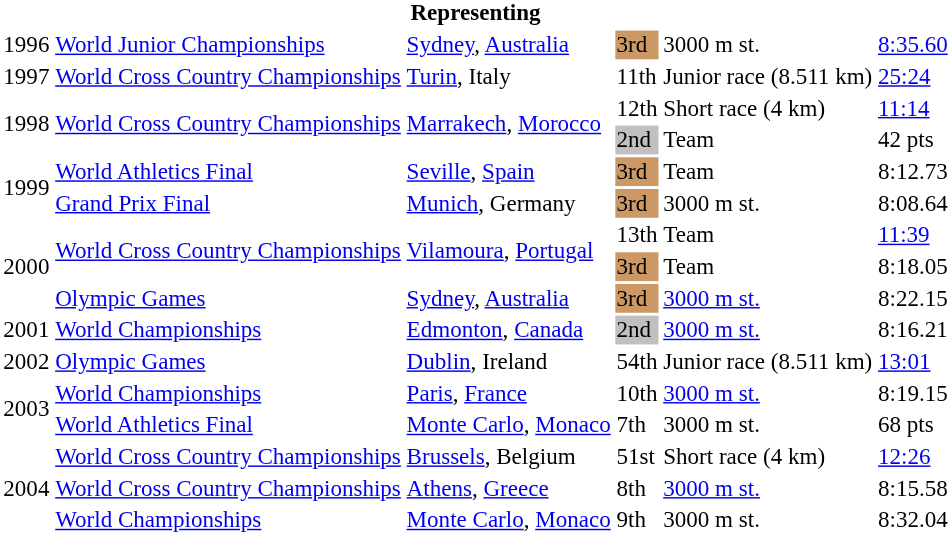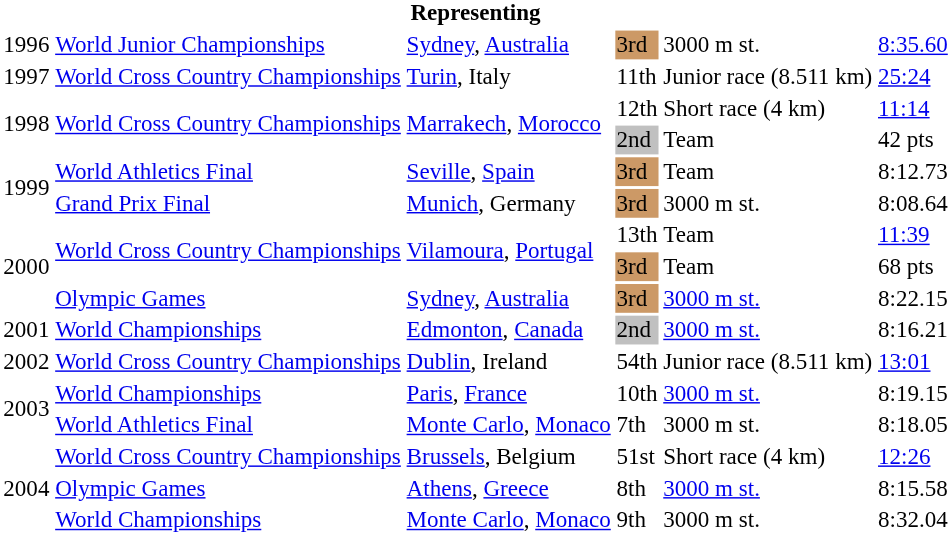(913, 266) 8:18.05 -> (906, 266) 68 pts
(130, 361) Olympic Games -> (228, 361) World Cross Country Championships
(906, 424) 68 pts -> (913, 424) 8:18.05
(228, 488) World Cross Country Championships -> (130, 488) Olympic Games
